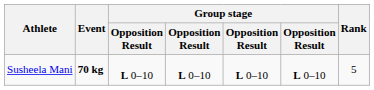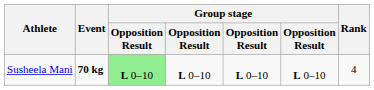(137, 76) no background -> (137, 76) lightgreen background
(354, 70) 5 -> (354, 70) 4
